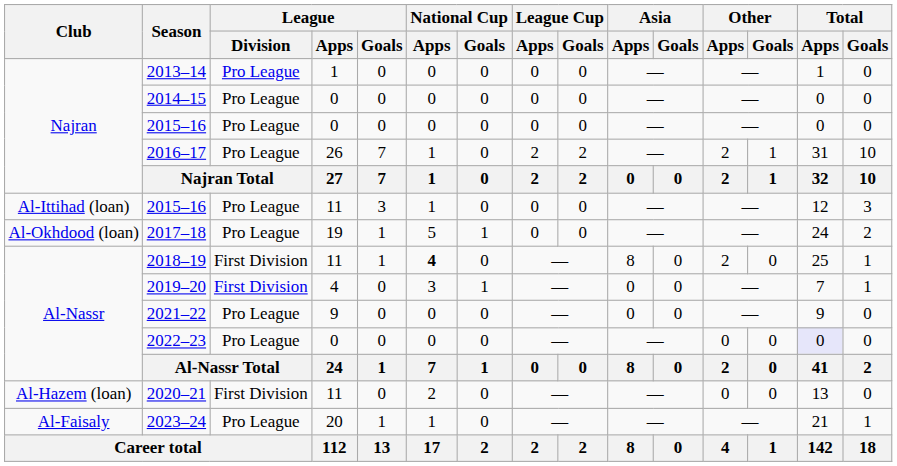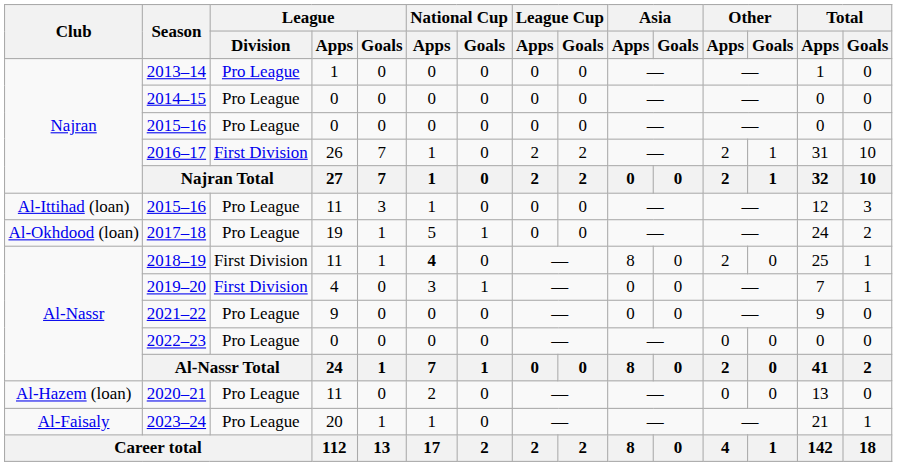(261, 152) Pro League -> (261, 152) First Division
(820, 340) lavender background -> (820, 340) no background
(261, 394) First Division -> (261, 394) Pro League
